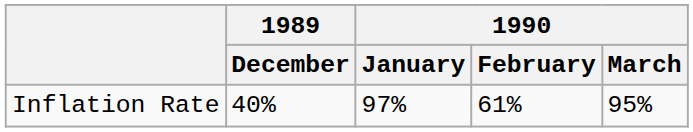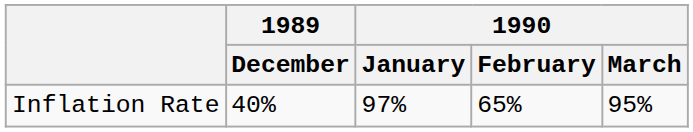(499, 106) 61% -> (499, 106) 65%
